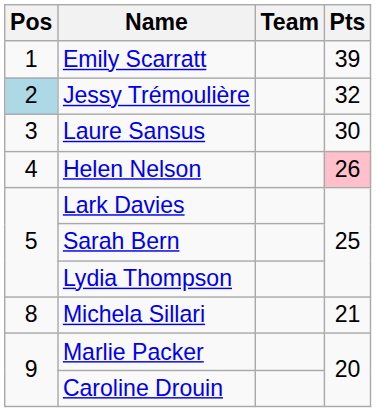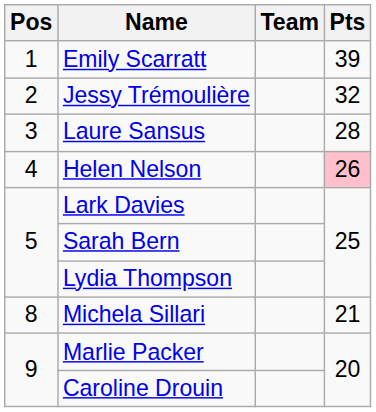(31, 95) lightblue background -> (31, 95) no background
(347, 132) 30 -> (347, 132) 28
